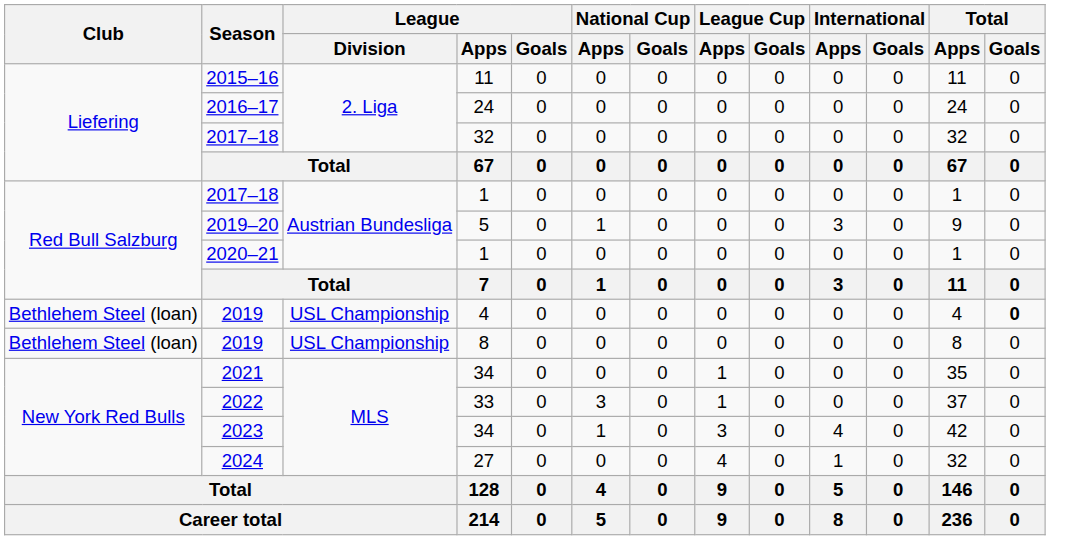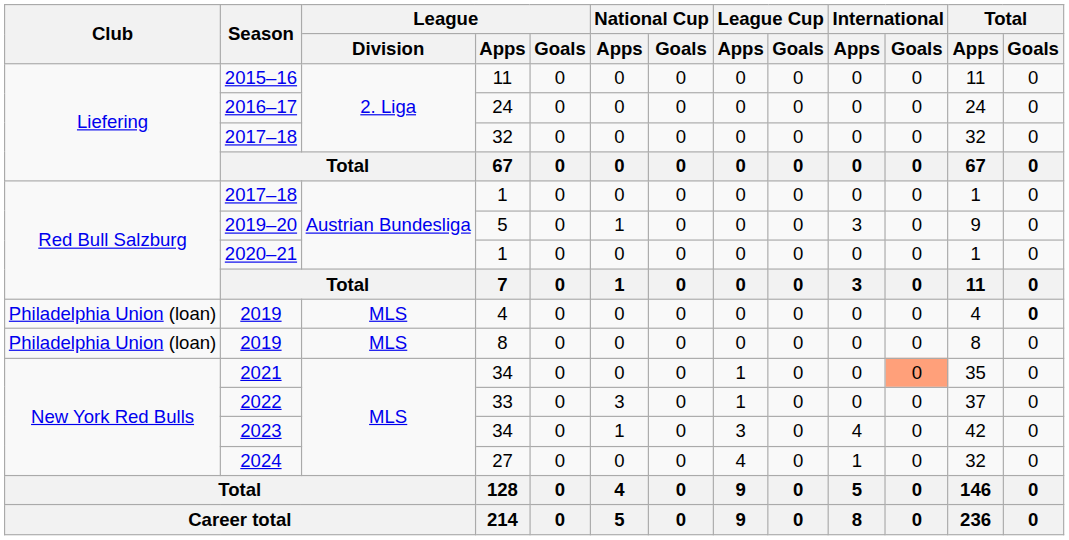(103, 313) Bethlehem Steel (loan) -> (113, 313) Philadelphia Union (loan)
(370, 313) USL Championship -> (388, 313) MLS
(103, 343) Bethlehem Steel (loan) -> (113, 343) Philadelphia Union (loan)
(370, 343) USL Championship -> (388, 343) MLS
(898, 372) no background -> (917, 372) lightsalmon background
